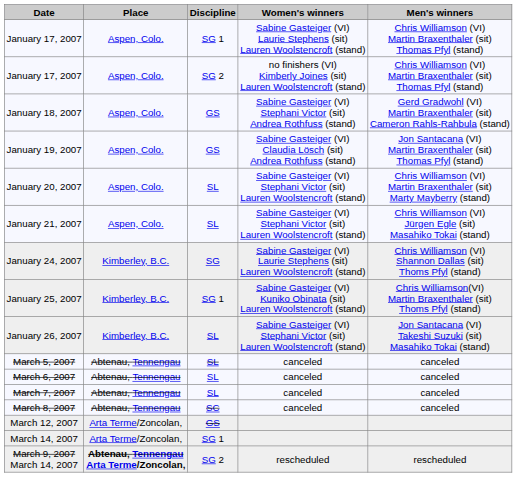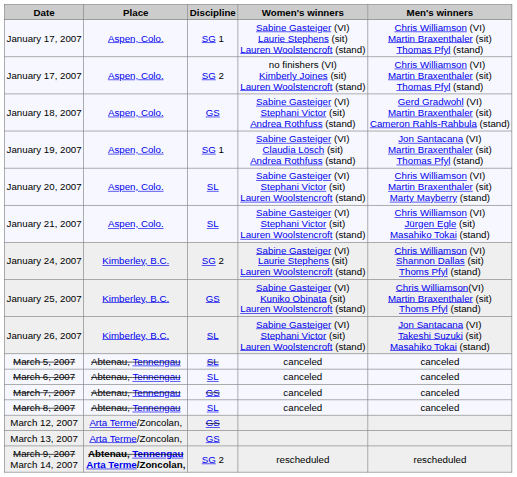(213, 150) GS -> (213, 150) SG 1
(213, 261) SG -> (213, 261) SG 2
(213, 298) SG 1 -> (213, 298) GS
(213, 392) SL -> (213, 392) GS
(213, 408) SC -> (213, 408) SL
+ row: (44, 438)
- row: (44, 438)
